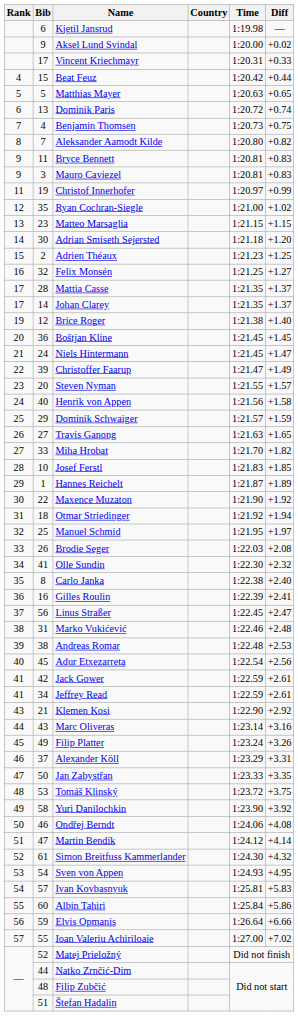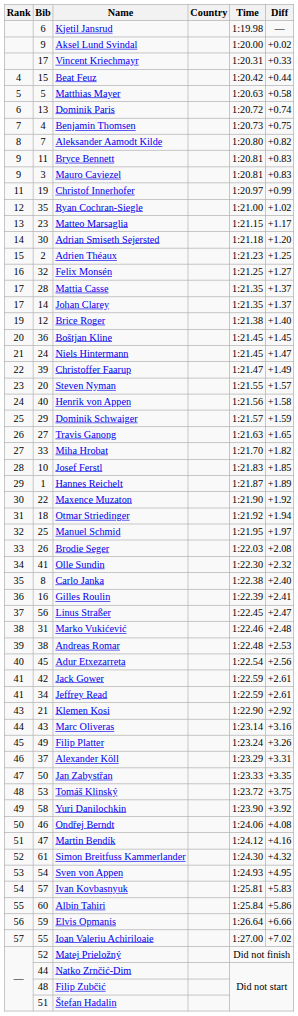(280, 93) +0.65 -> (280, 93) +0.58
(280, 223) +1.15 -> (280, 223) +1.17
(280, 840) +4.14 -> (280, 840) +4.16
